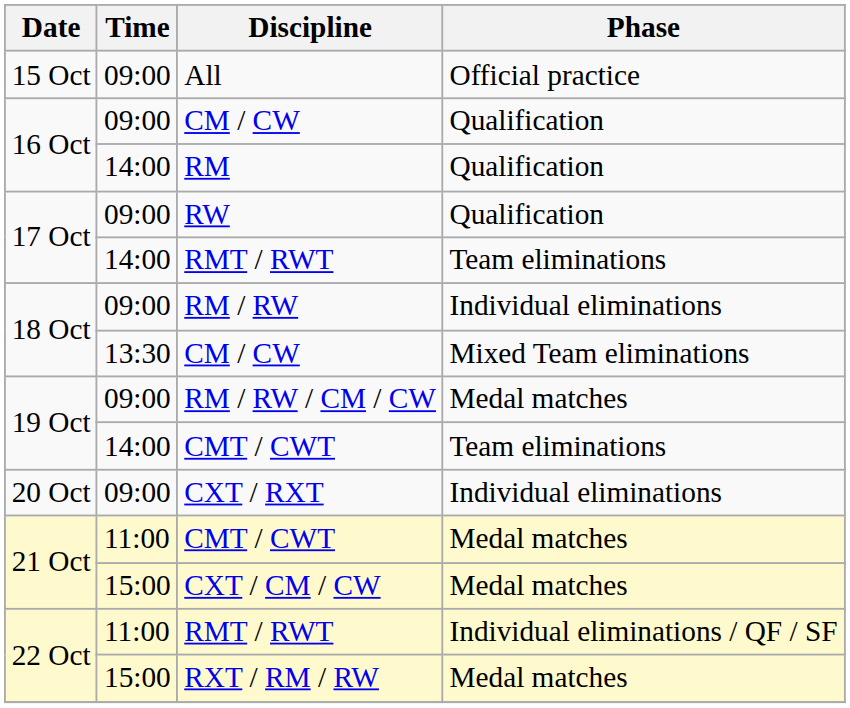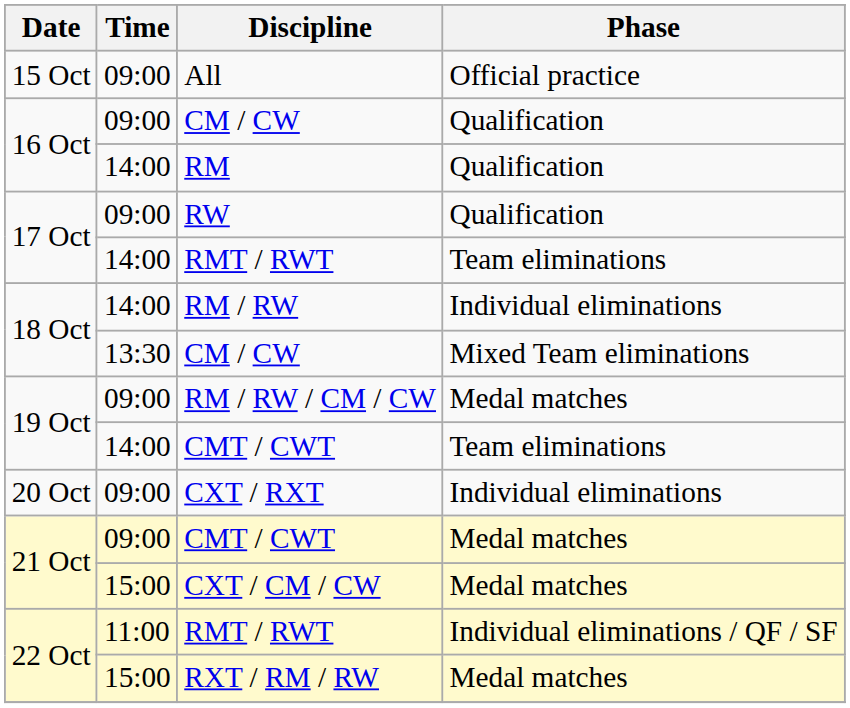(137, 306) 09:00 -> (137, 306) 14:00
(137, 538) 11:00 -> (137, 538) 09:00
